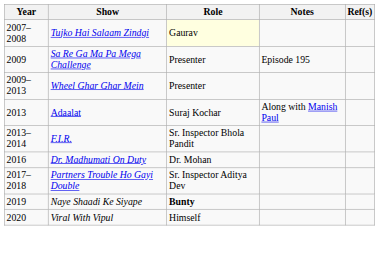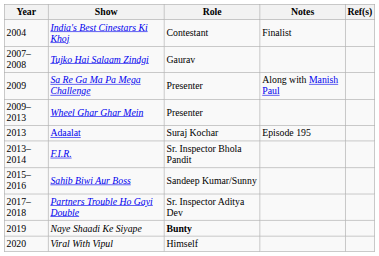+ row: (99, 33)
(183, 33) lightyellow background -> (181, 59) no background
(286, 59) Episode 195 -> (300, 86) Along with Manish Paul
(299, 112) Along with Manish Paul -> (287, 133) Episode 195
+ row: (91, 180)
- row: (98, 160)
